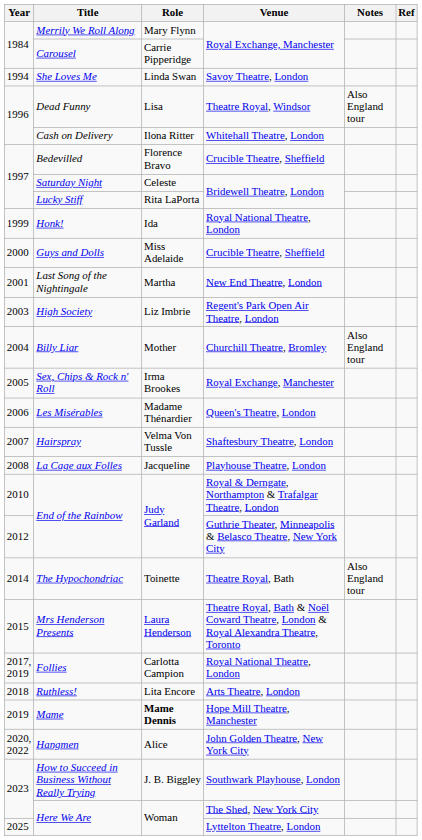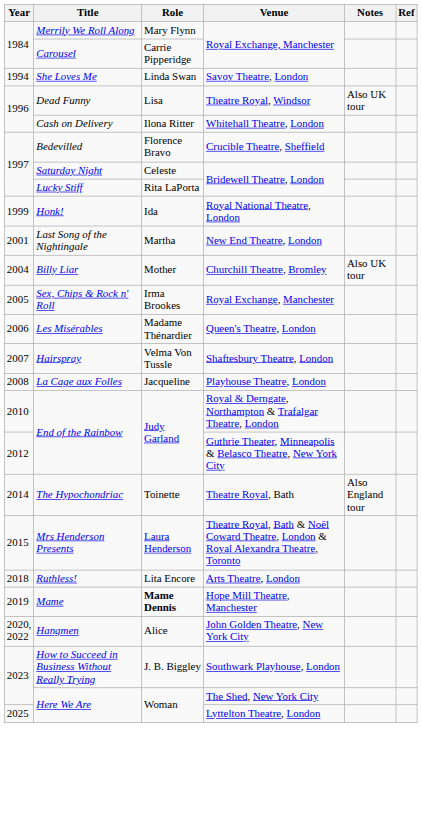(365, 106) Also England tour -> (367, 100) Also UK tour
- row: (18, 252)
- row: (18, 311)
(365, 347) Also England tour -> (367, 270) Also UK tour
- row: (19, 668)
